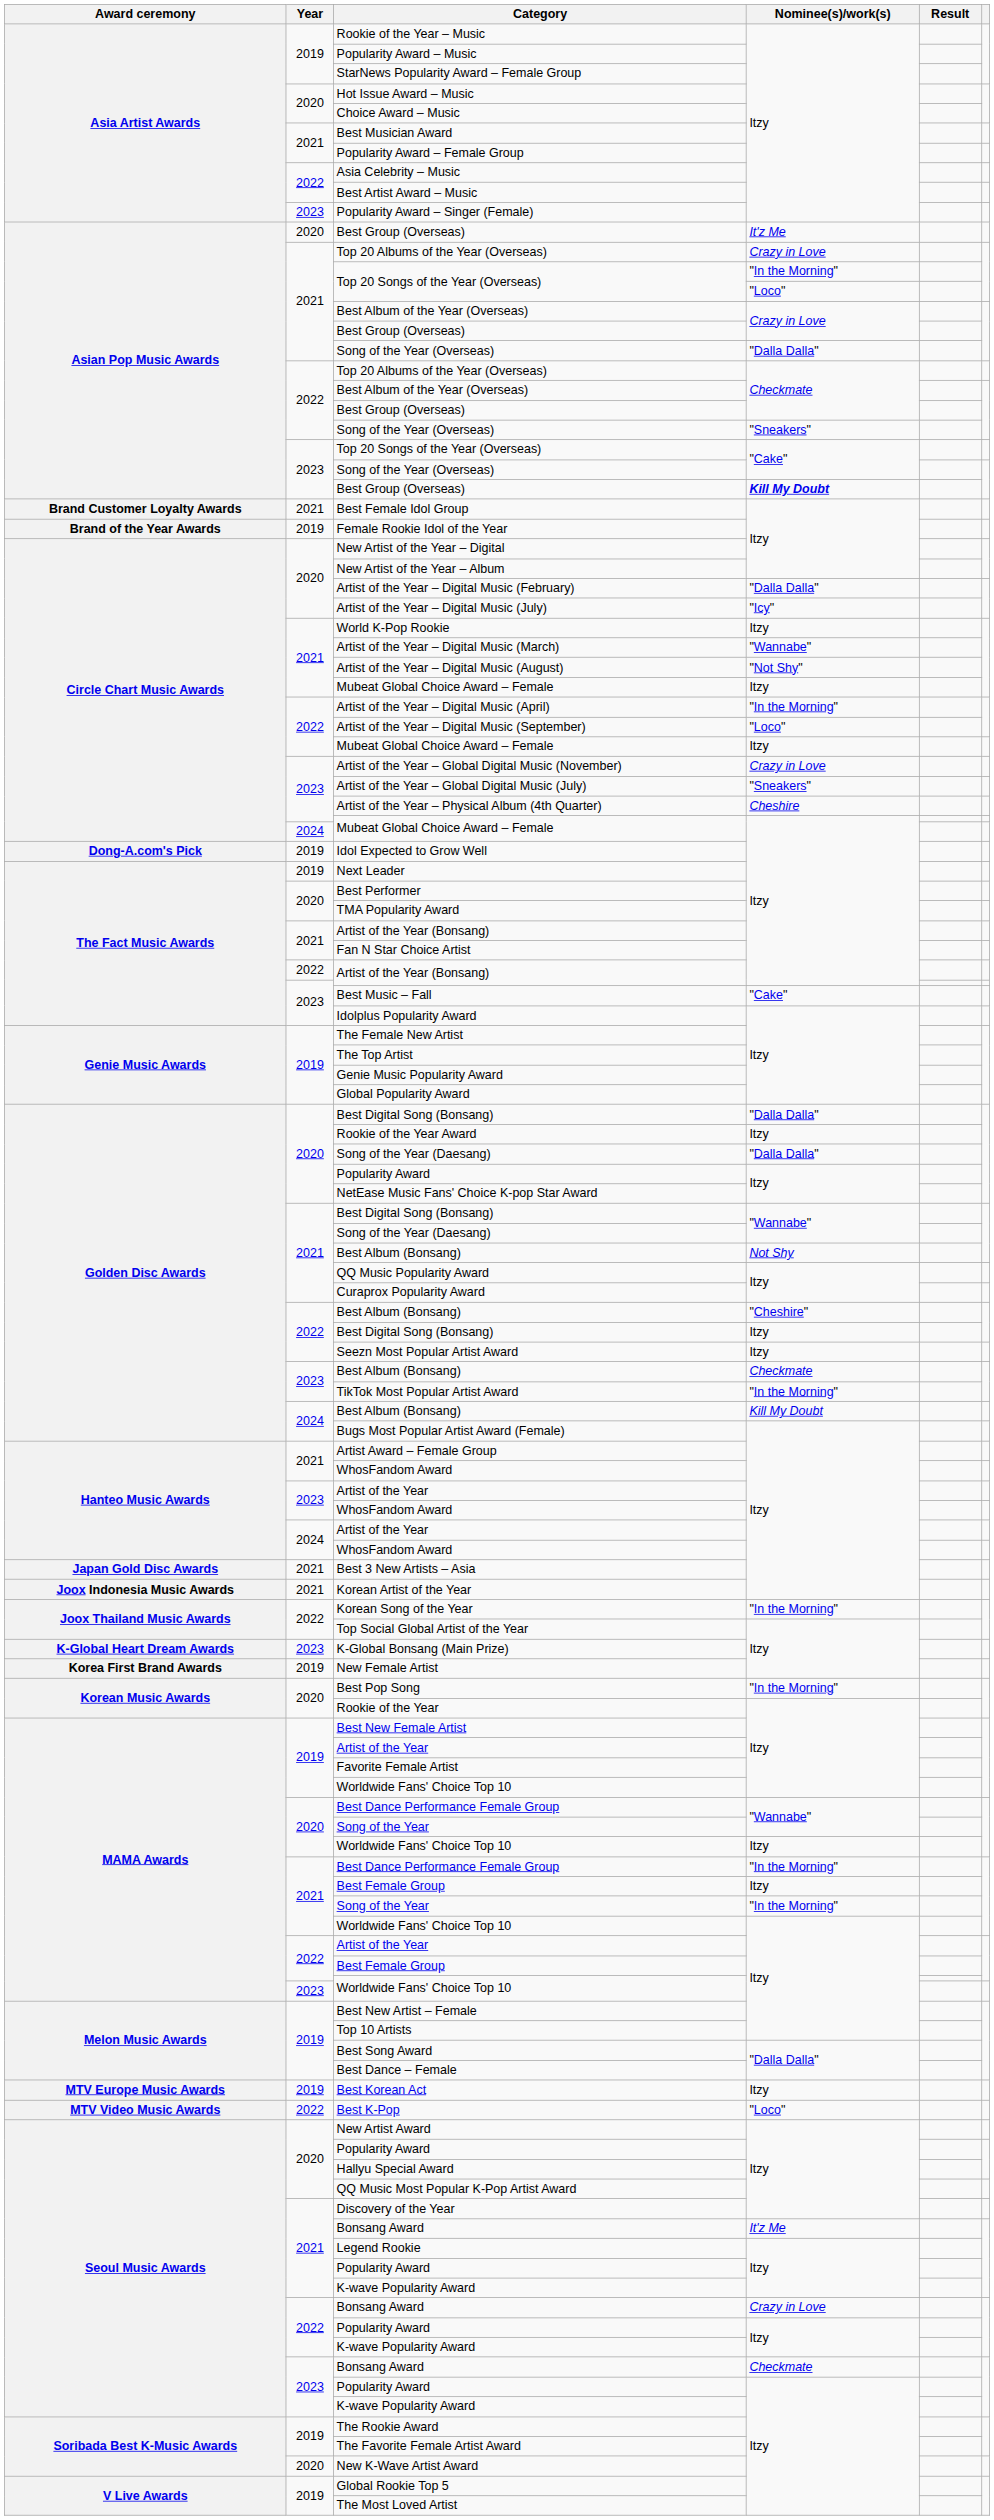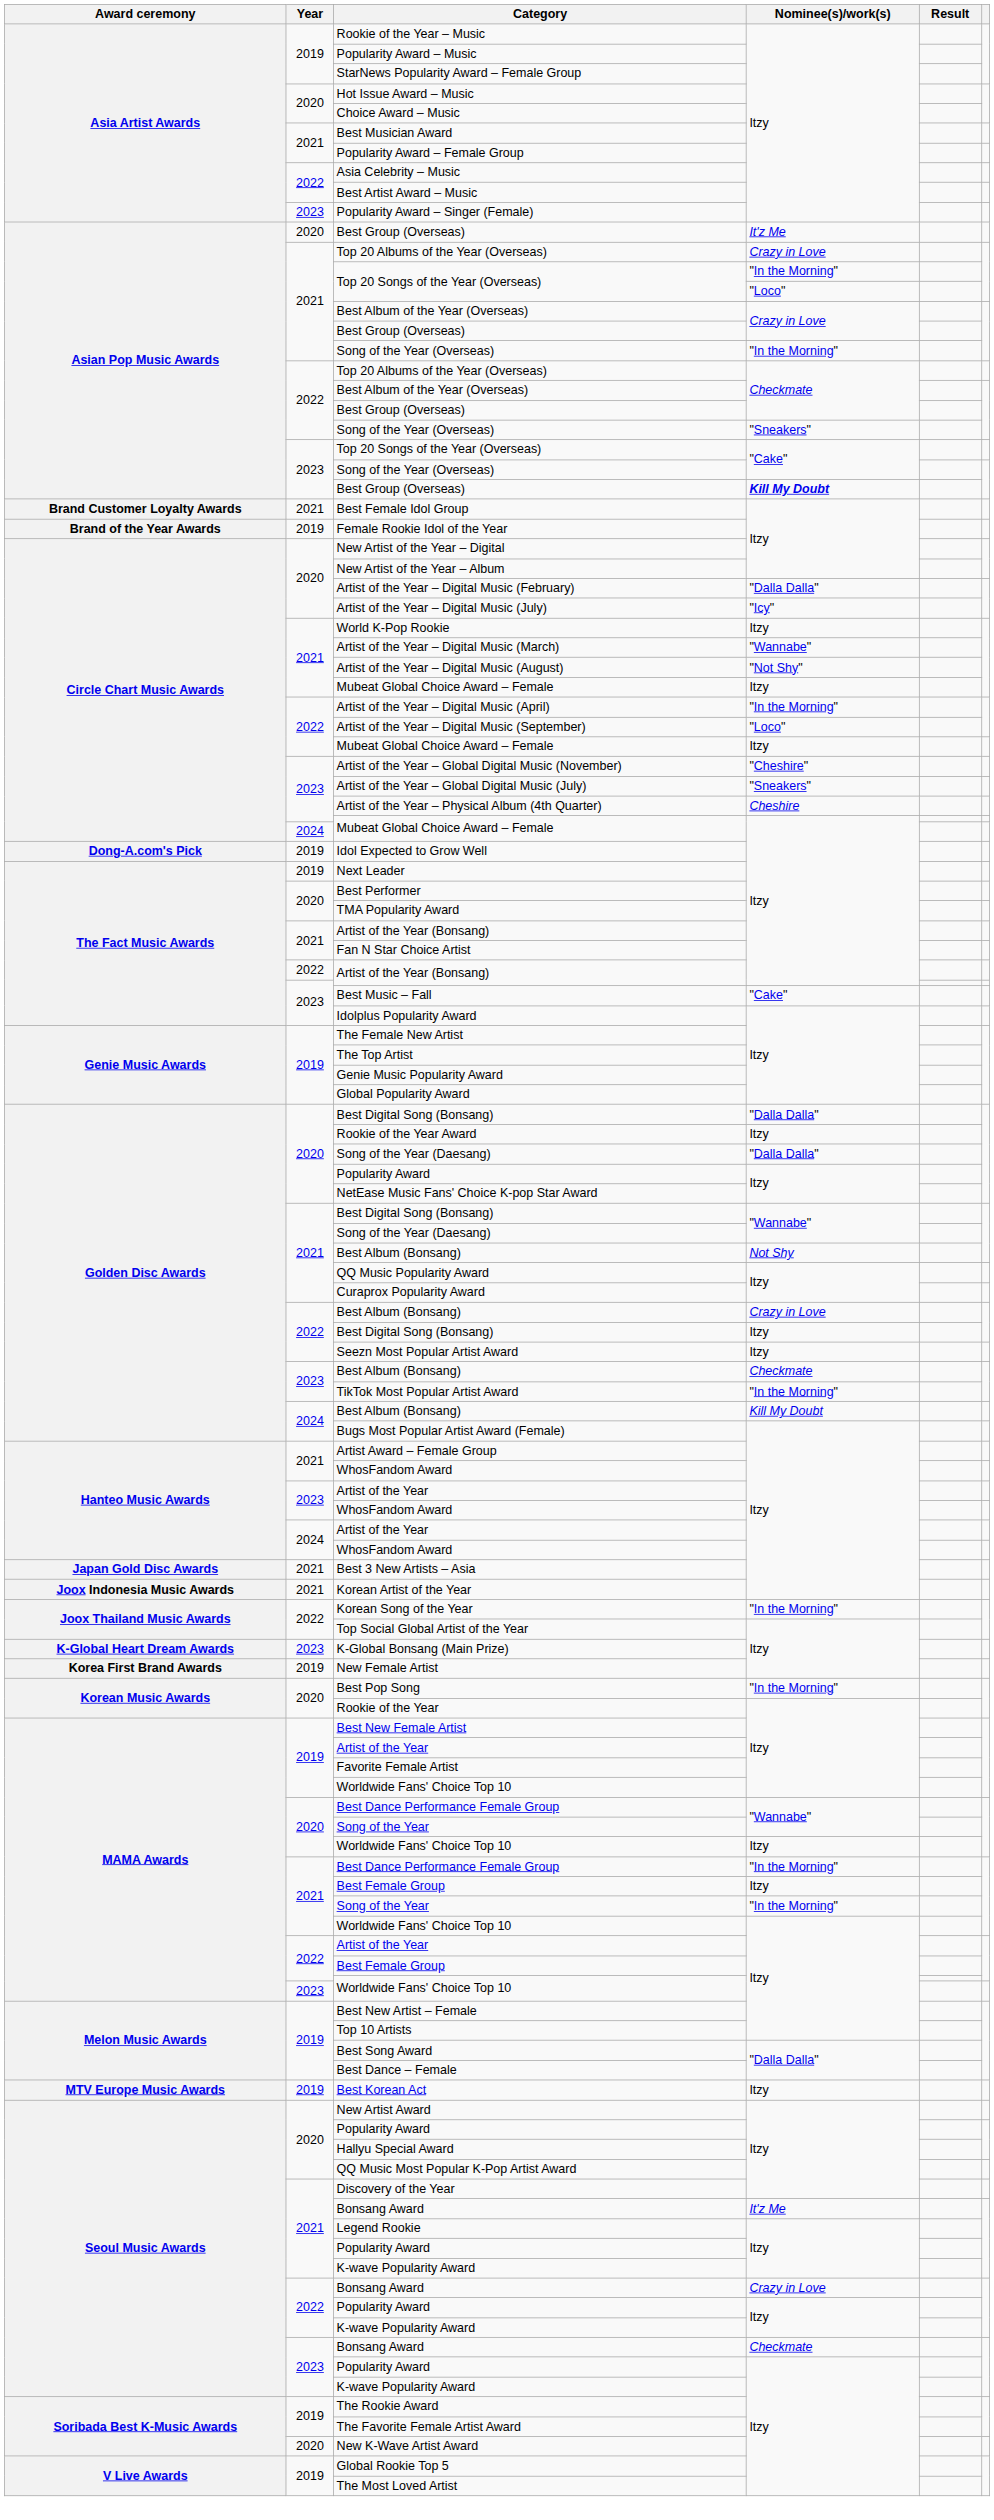(784, 350) "Dalla Dalla" -> (794, 350) "In the Morning"
(788, 766) Crazy in Love -> (779, 766) "Cheshire"
(779, 1312) "Cheshire" -> (788, 1312) Crazy in Love
- row: (310, 2109)
